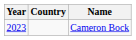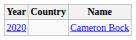(16, 27) 2023 -> (16, 27) 2020
